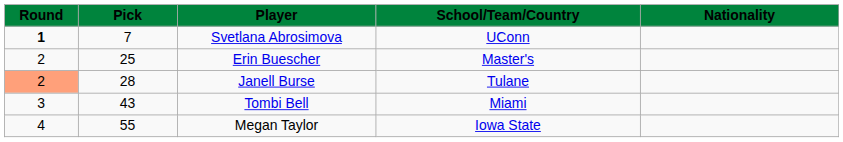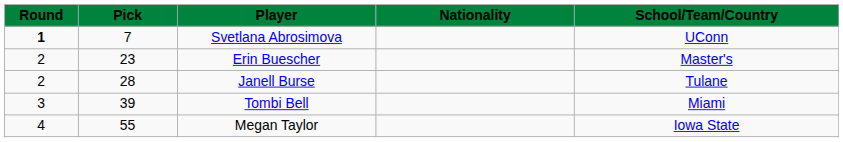columns swapped: (739, 15) <-> (508, 15)
(128, 59) 25 -> (128, 59) 23
(41, 81) lightsalmon background -> (41, 81) no background
(128, 103) 43 -> (128, 103) 39
